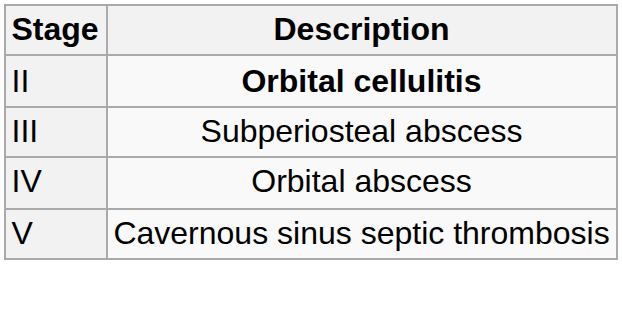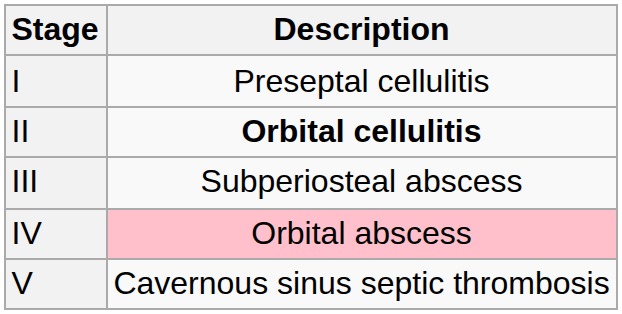+ row: (16, 80)
(362, 182) no background -> (362, 232) pink background
